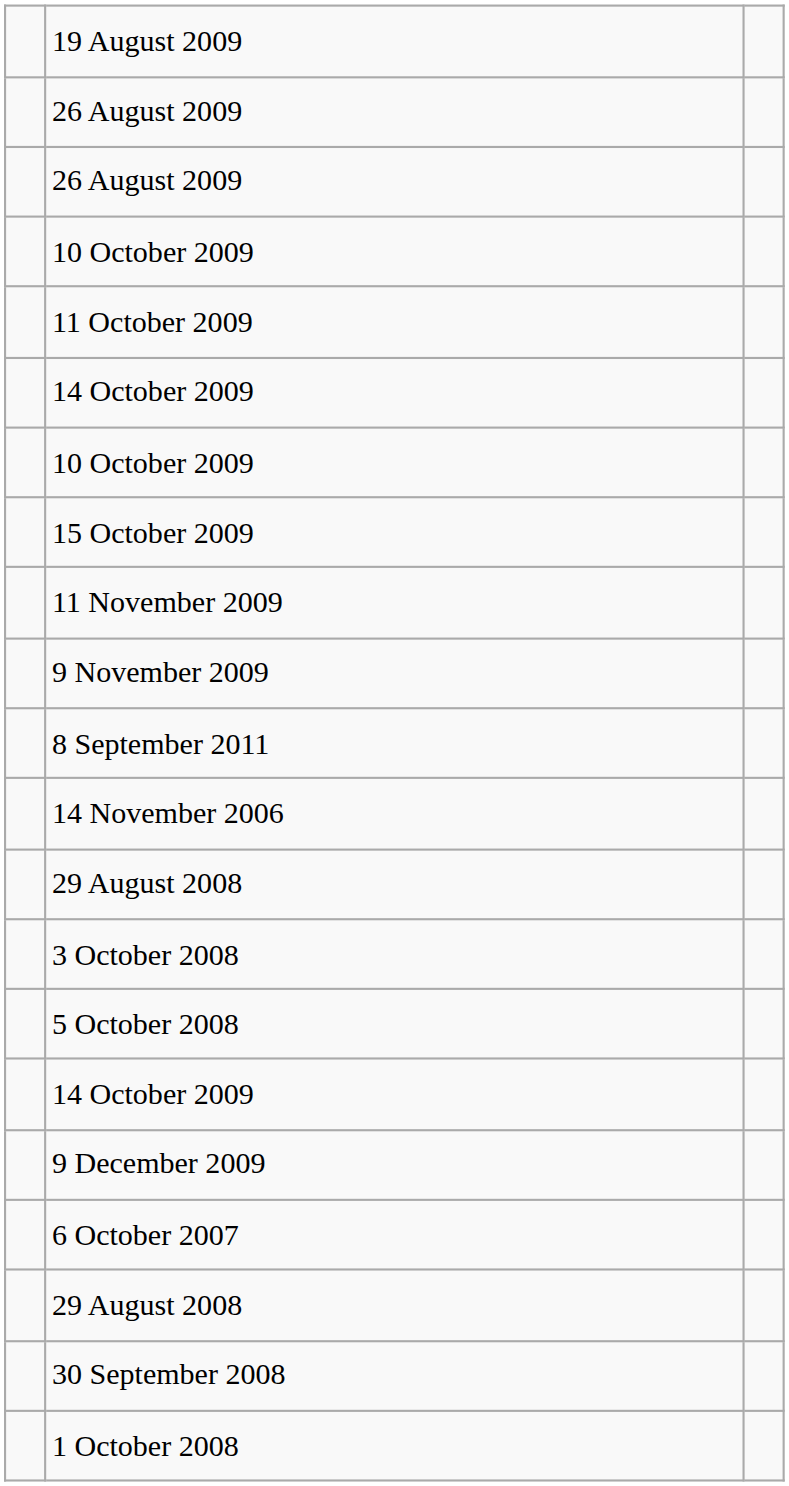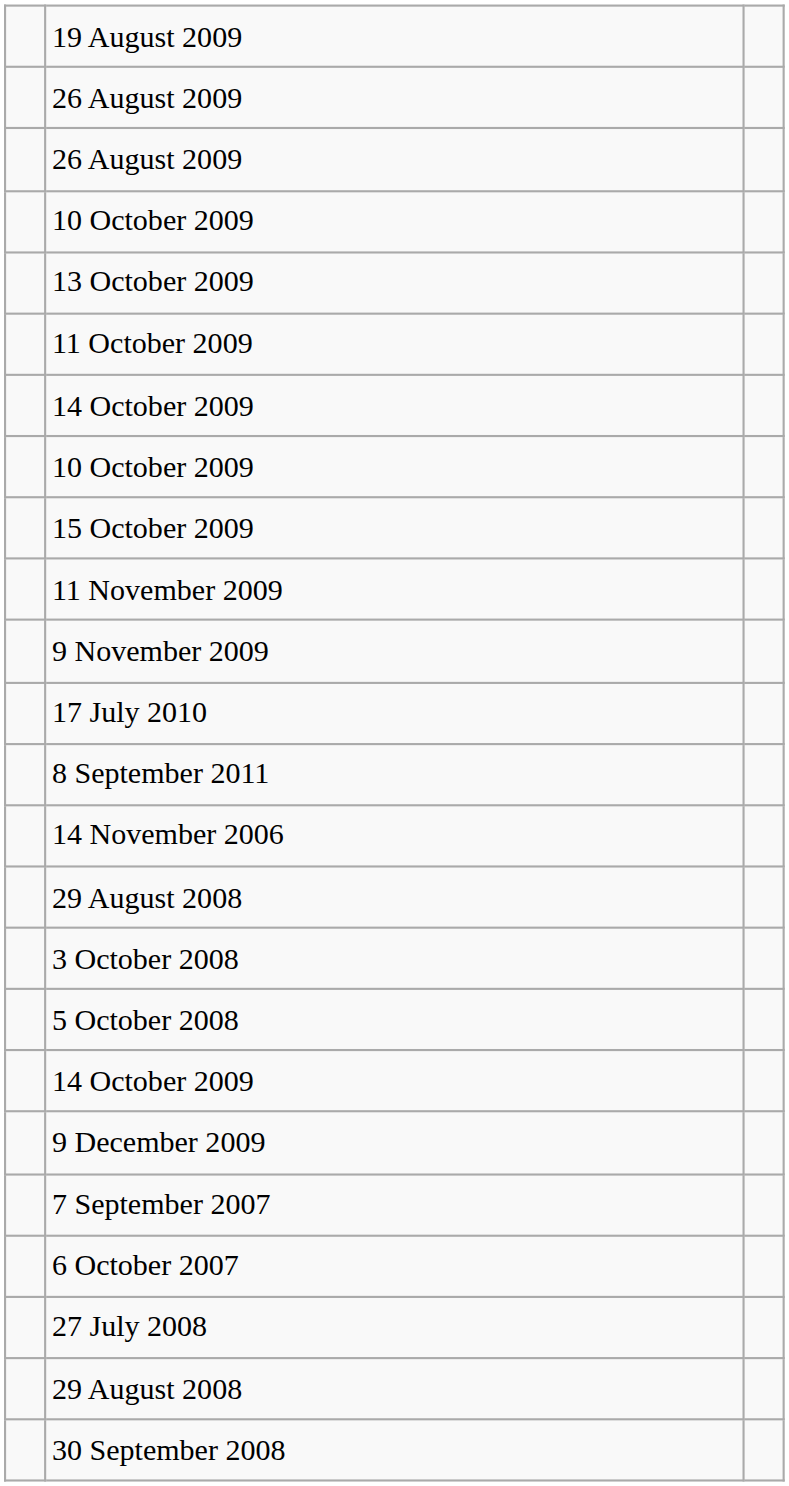+ row: (25, 283)
+ row: (25, 713)
+ row: (25, 1204)
+ row: (25, 1327)
- row: (25, 1446)
